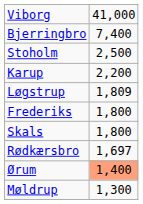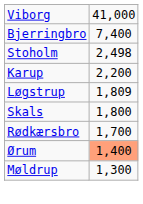(114, 53) 2,500 -> (114, 53) 2,498
- row: (40, 112)
(114, 151) 1,697 -> (114, 131) 1,700
